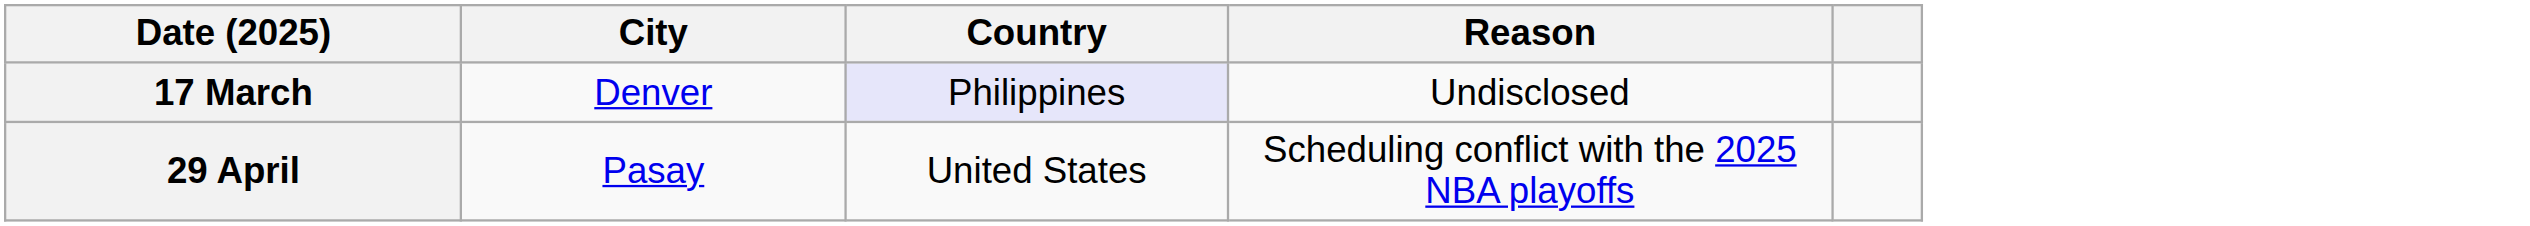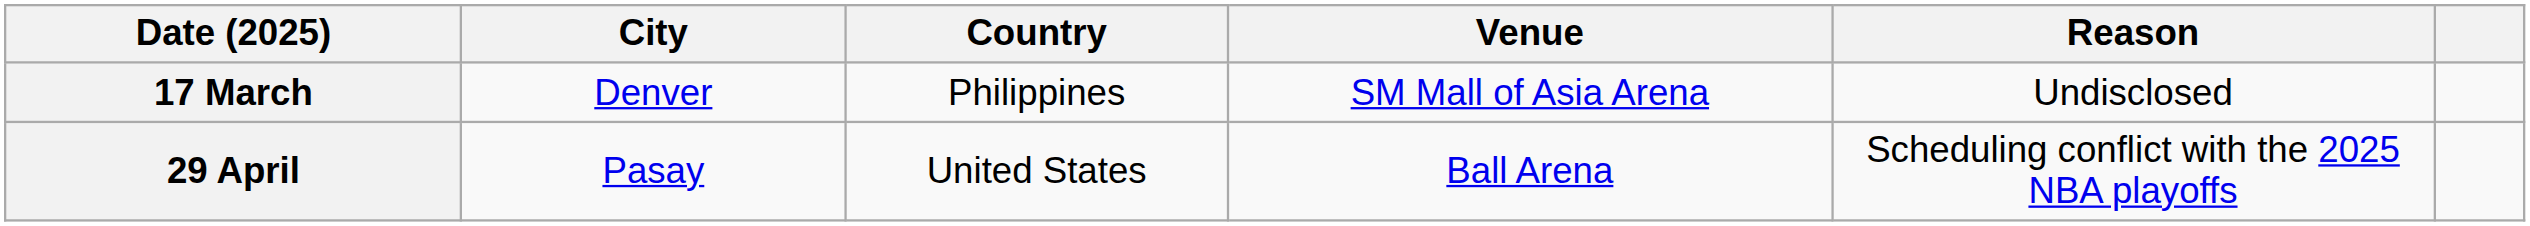+ column: (1530, 33)
(1037, 91) lavender background -> (1037, 91) no background
